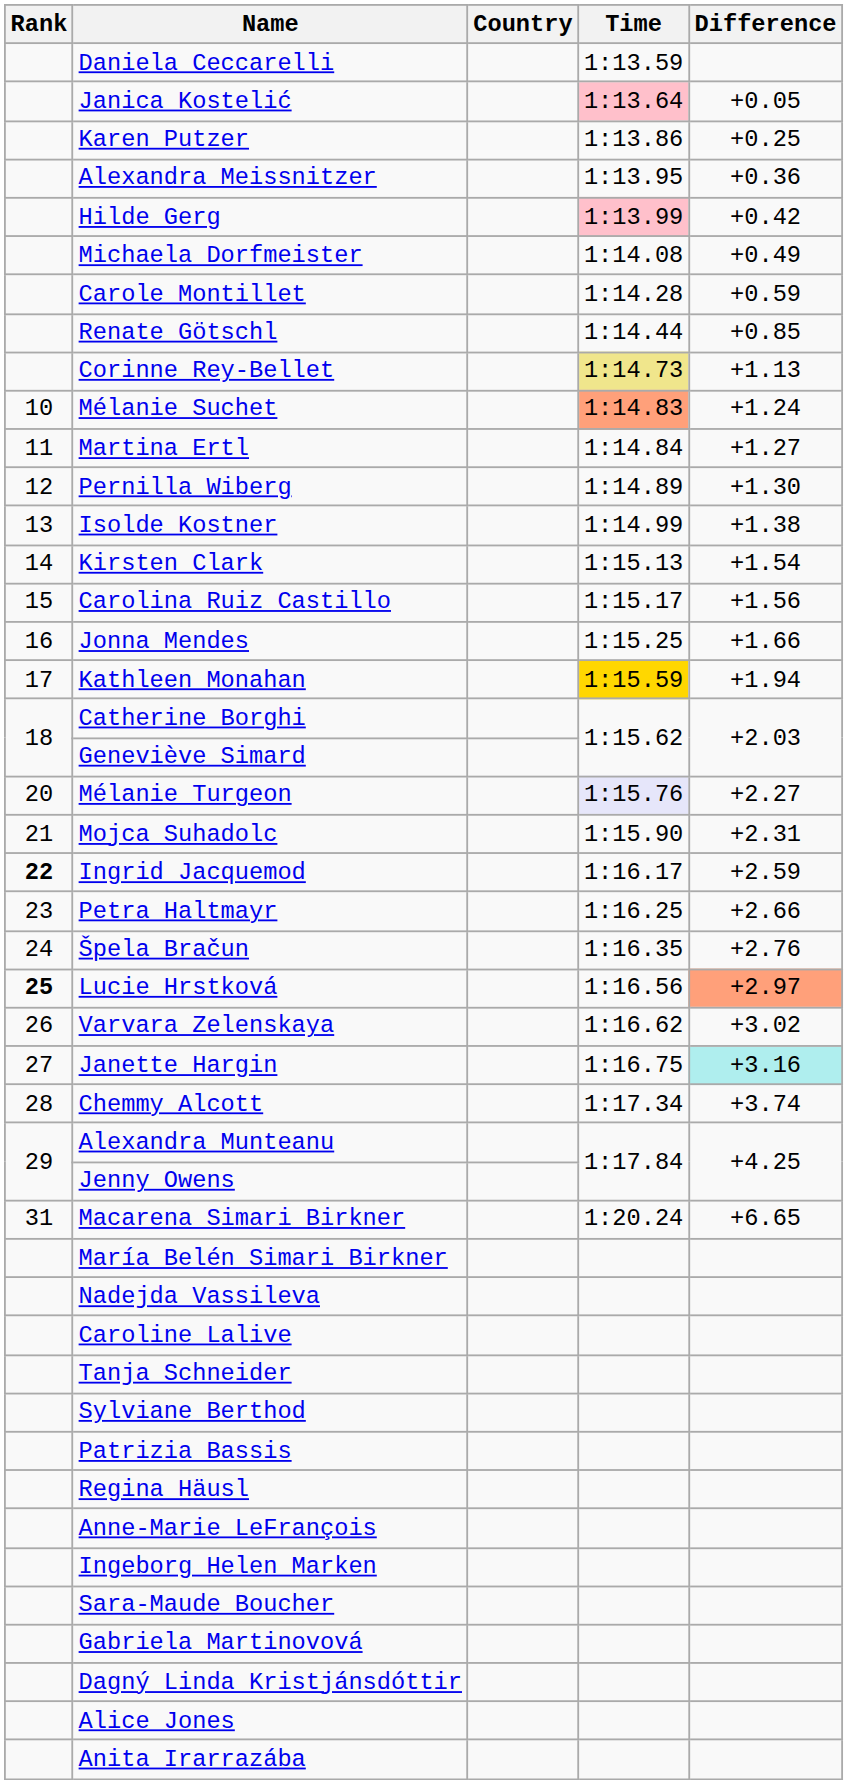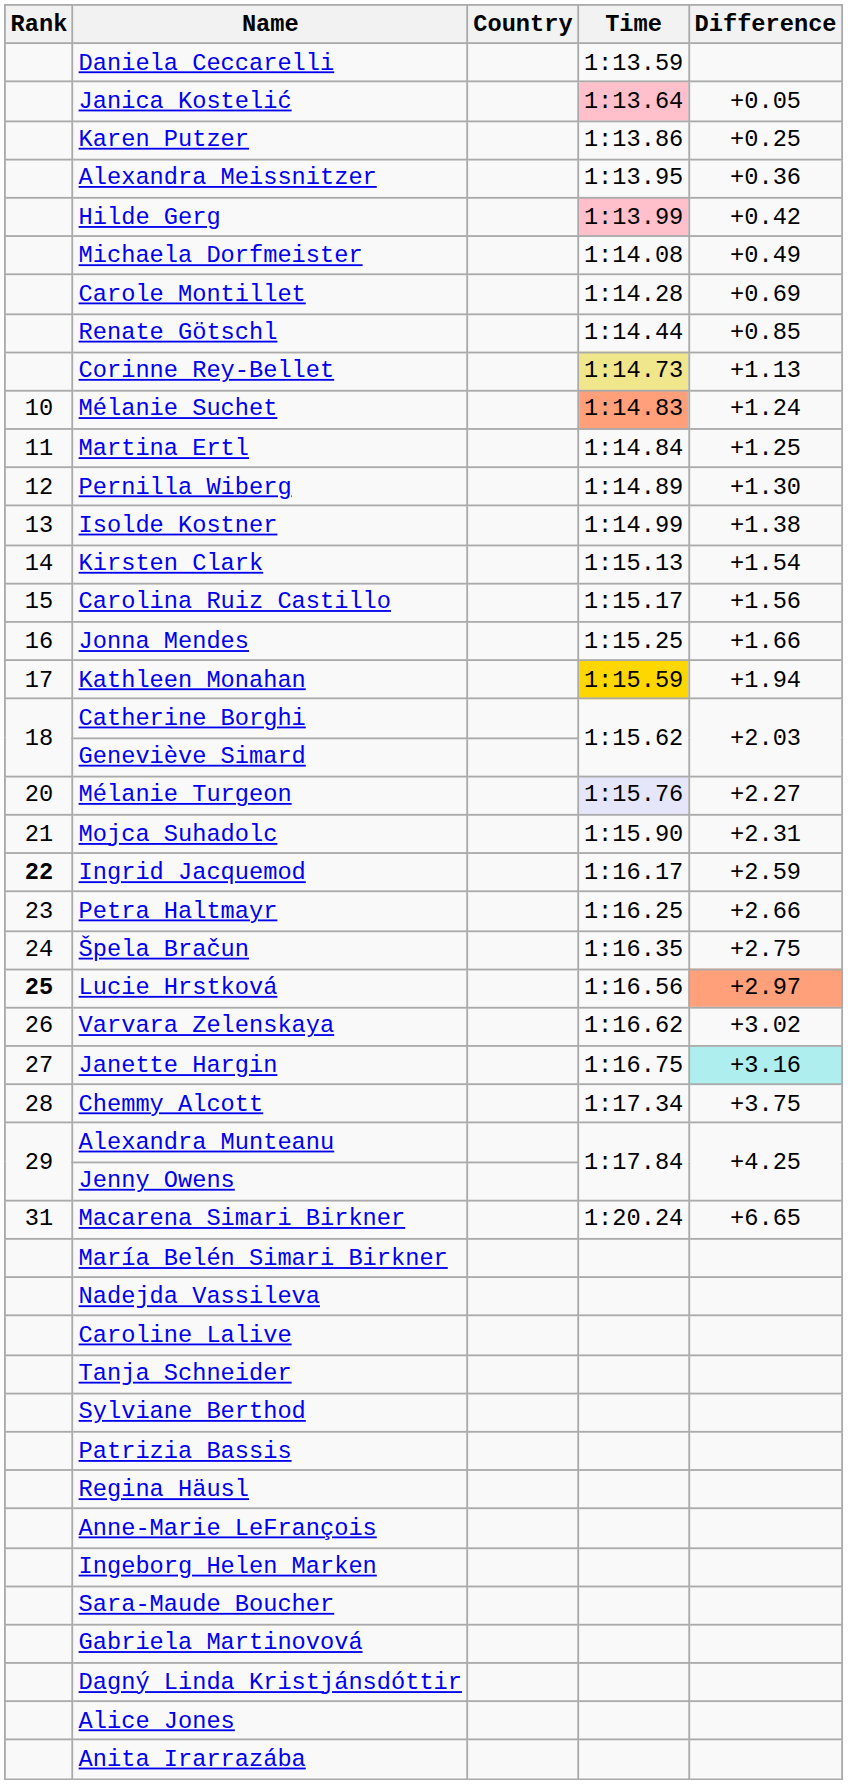(766, 294) +0.59 -> (766, 294) +0.69
(766, 448) +1.27 -> (766, 448) +1.25
(766, 950) +2.76 -> (766, 950) +2.75
(766, 1104) +3.74 -> (766, 1104) +3.75
